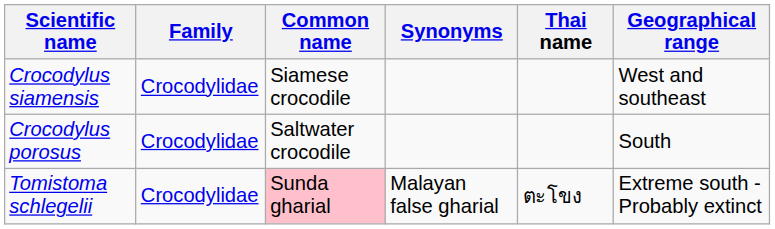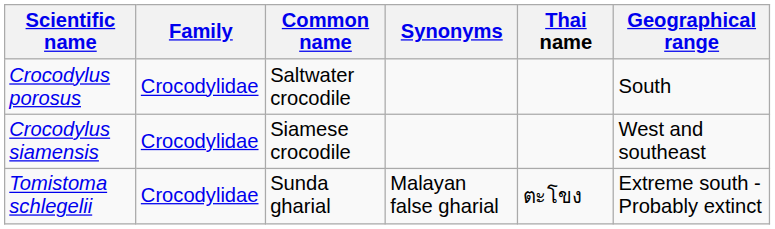rows swapped: (60, 141) <-> (60, 86)
(300, 195) pink background -> (300, 195) no background
